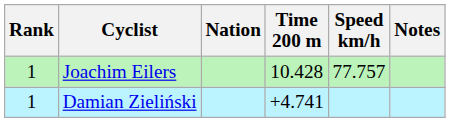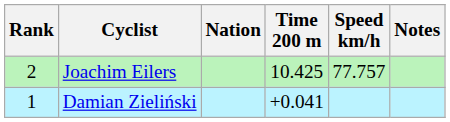(31, 71) 1 -> (31, 71) 2
(297, 71) 10.428 -> (297, 71) 10.425
(297, 102) +4.741 -> (297, 102) +0.041
